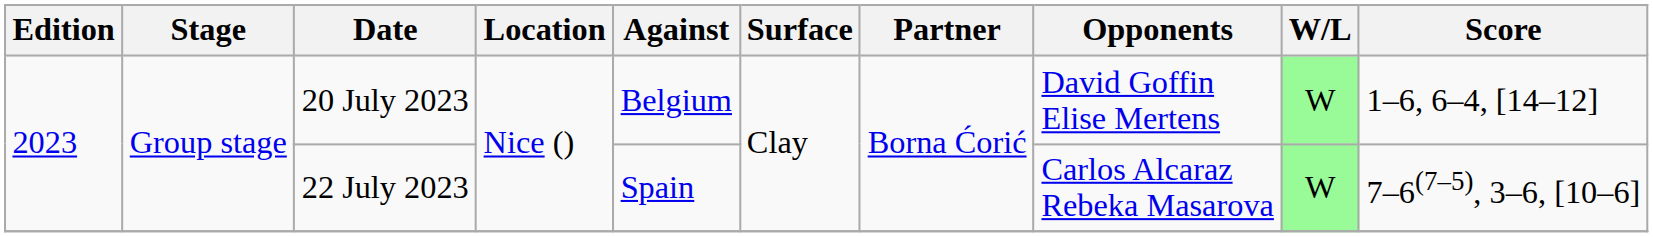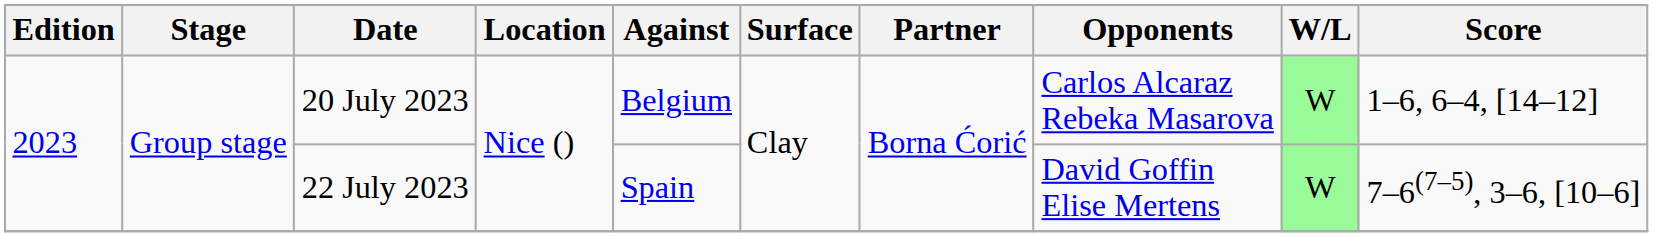(1131, 99) David Goffin Elise Mertens -> (1158, 99) Carlos Alcaraz Rebeka Masarova
(1158, 187) Carlos Alcaraz Rebeka Masarova -> (1131, 187) David Goffin Elise Mertens
